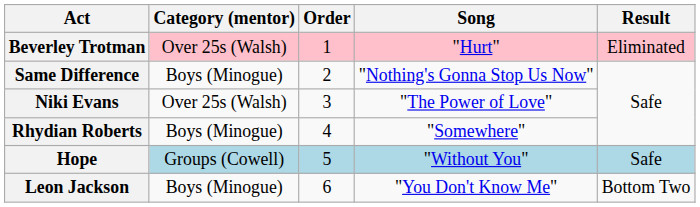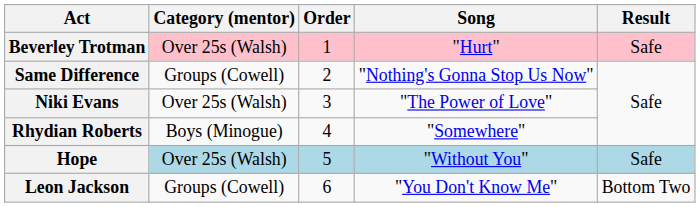(646, 46) Eliminated -> (646, 46) Safe
(224, 74) Boys (Minogue) -> (224, 74) Groups (Cowell)
(224, 159) Groups (Cowell) -> (224, 159) Over 25s (Walsh)
(224, 187) Boys (Minogue) -> (224, 187) Groups (Cowell)
